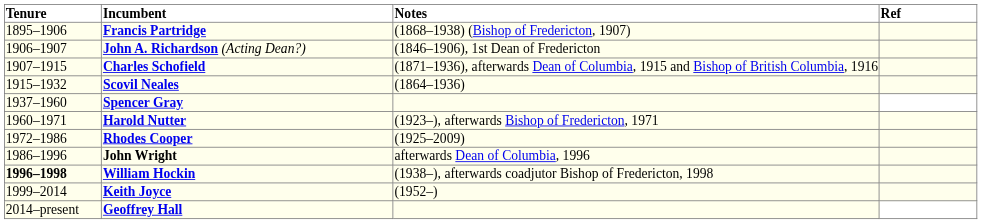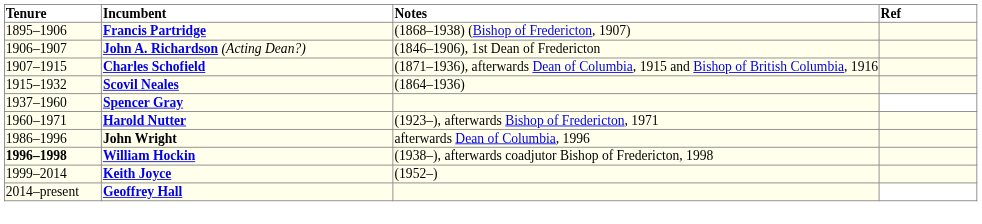- row: (148, 138)
